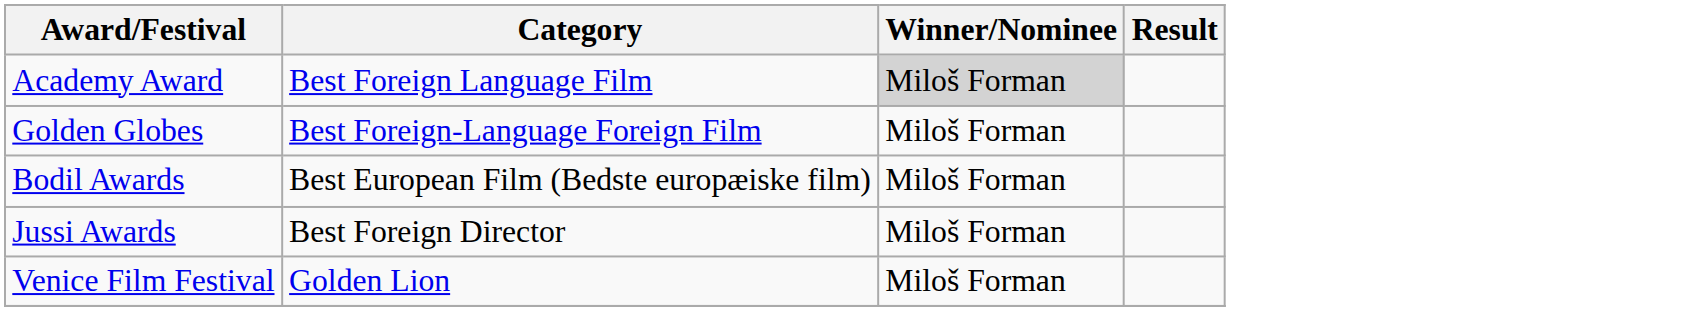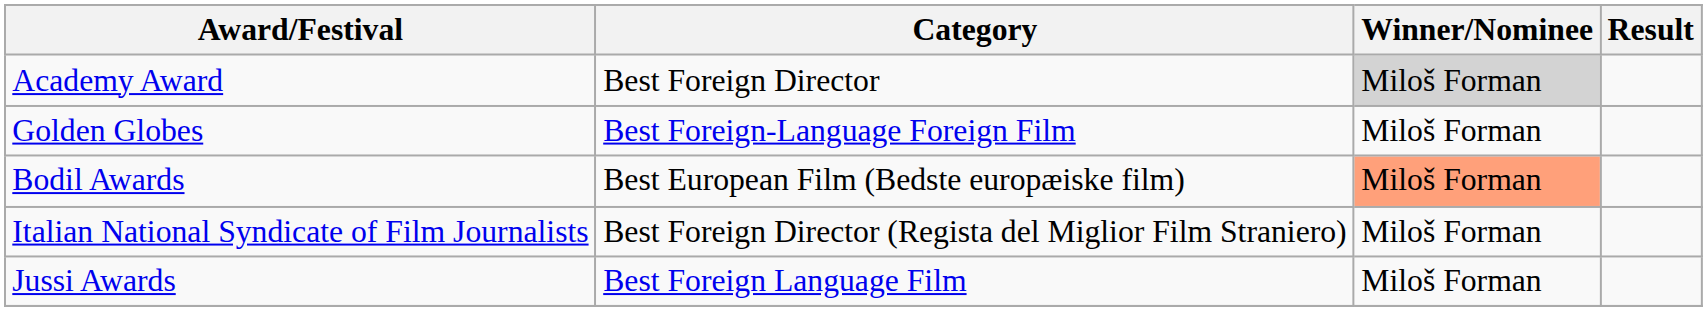(471, 79) Best Foreign Language Film -> (741, 79) Best Foreign Director
(976, 180) no background -> (1452, 180) lightsalmon background
+ row: (300, 230)
(427, 230) Best Foreign Director -> (785, 280) Best Foreign Language Film
- row: (143, 280)
